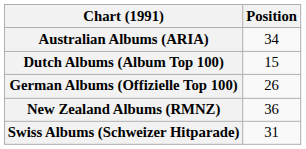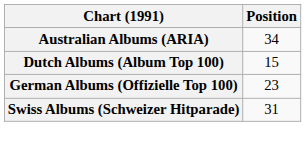(272, 86) 26 -> (272, 86) 23
- row: (124, 109)
